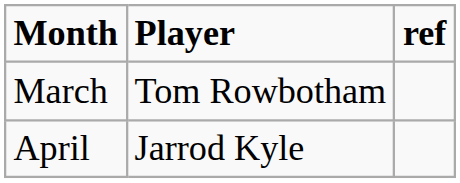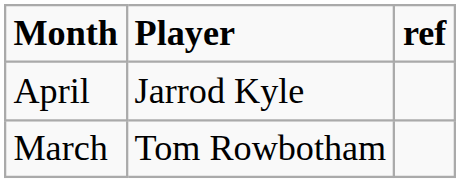rows swapped: (61, 90) <-> (52, 147)
